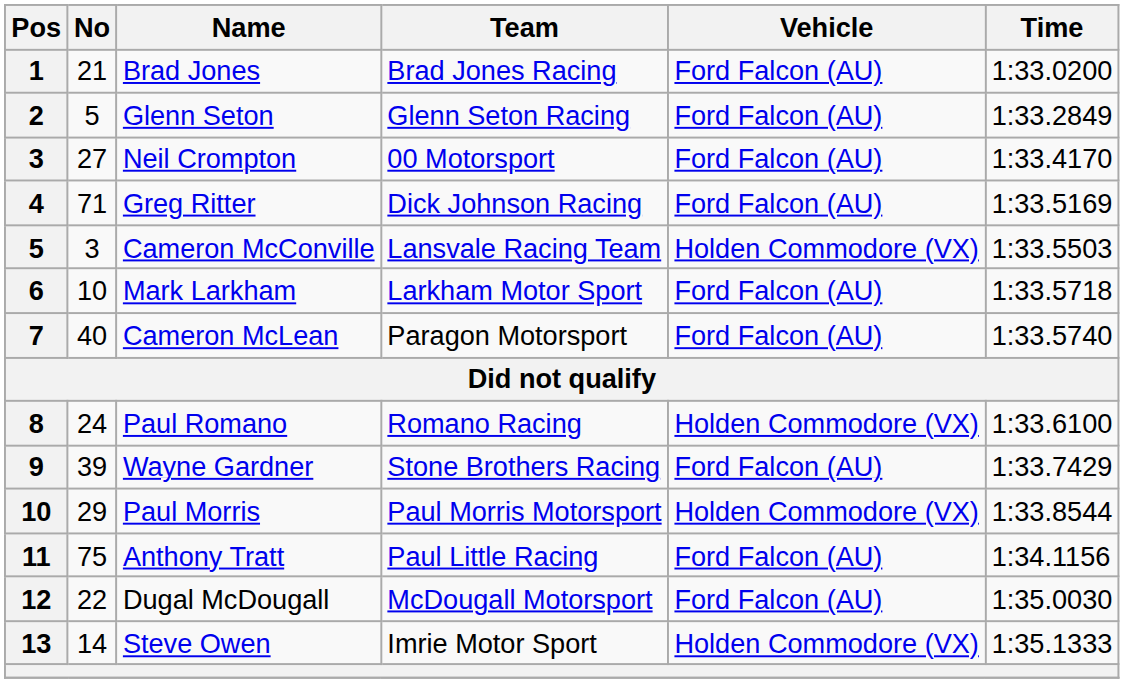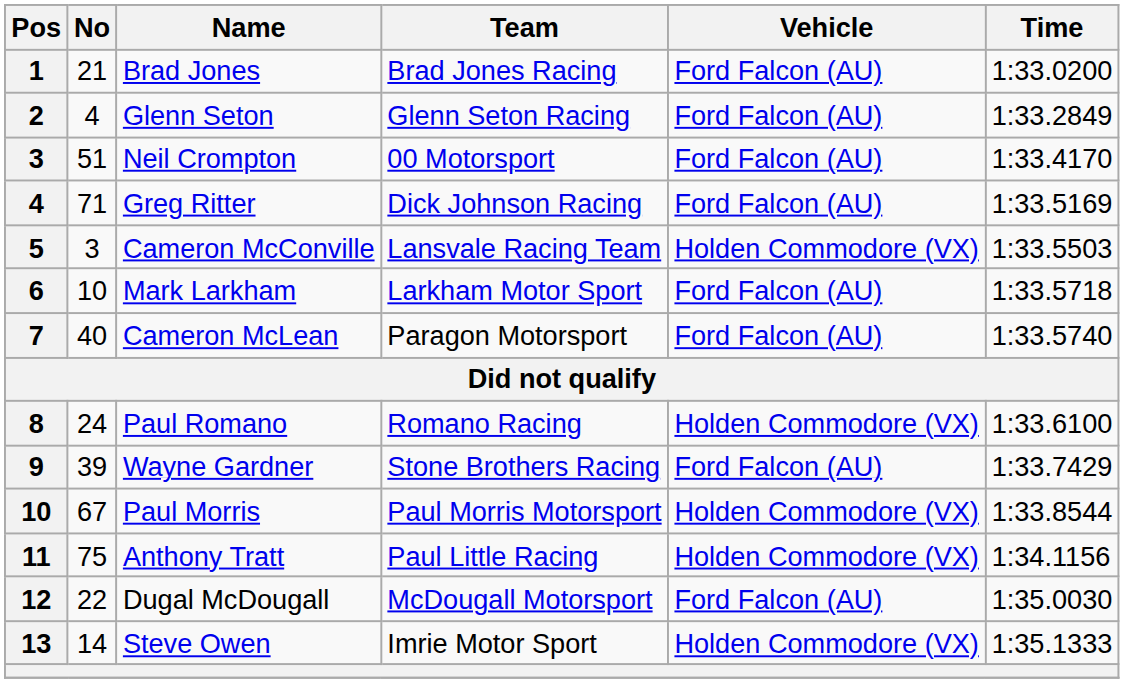(92, 115) 5 -> (92, 115) 4
(92, 159) 27 -> (92, 159) 51
(92, 511) 29 -> (92, 511) 67
(778, 555) Ford Falcon (AU) -> (827, 555) Holden Commodore (VX)
